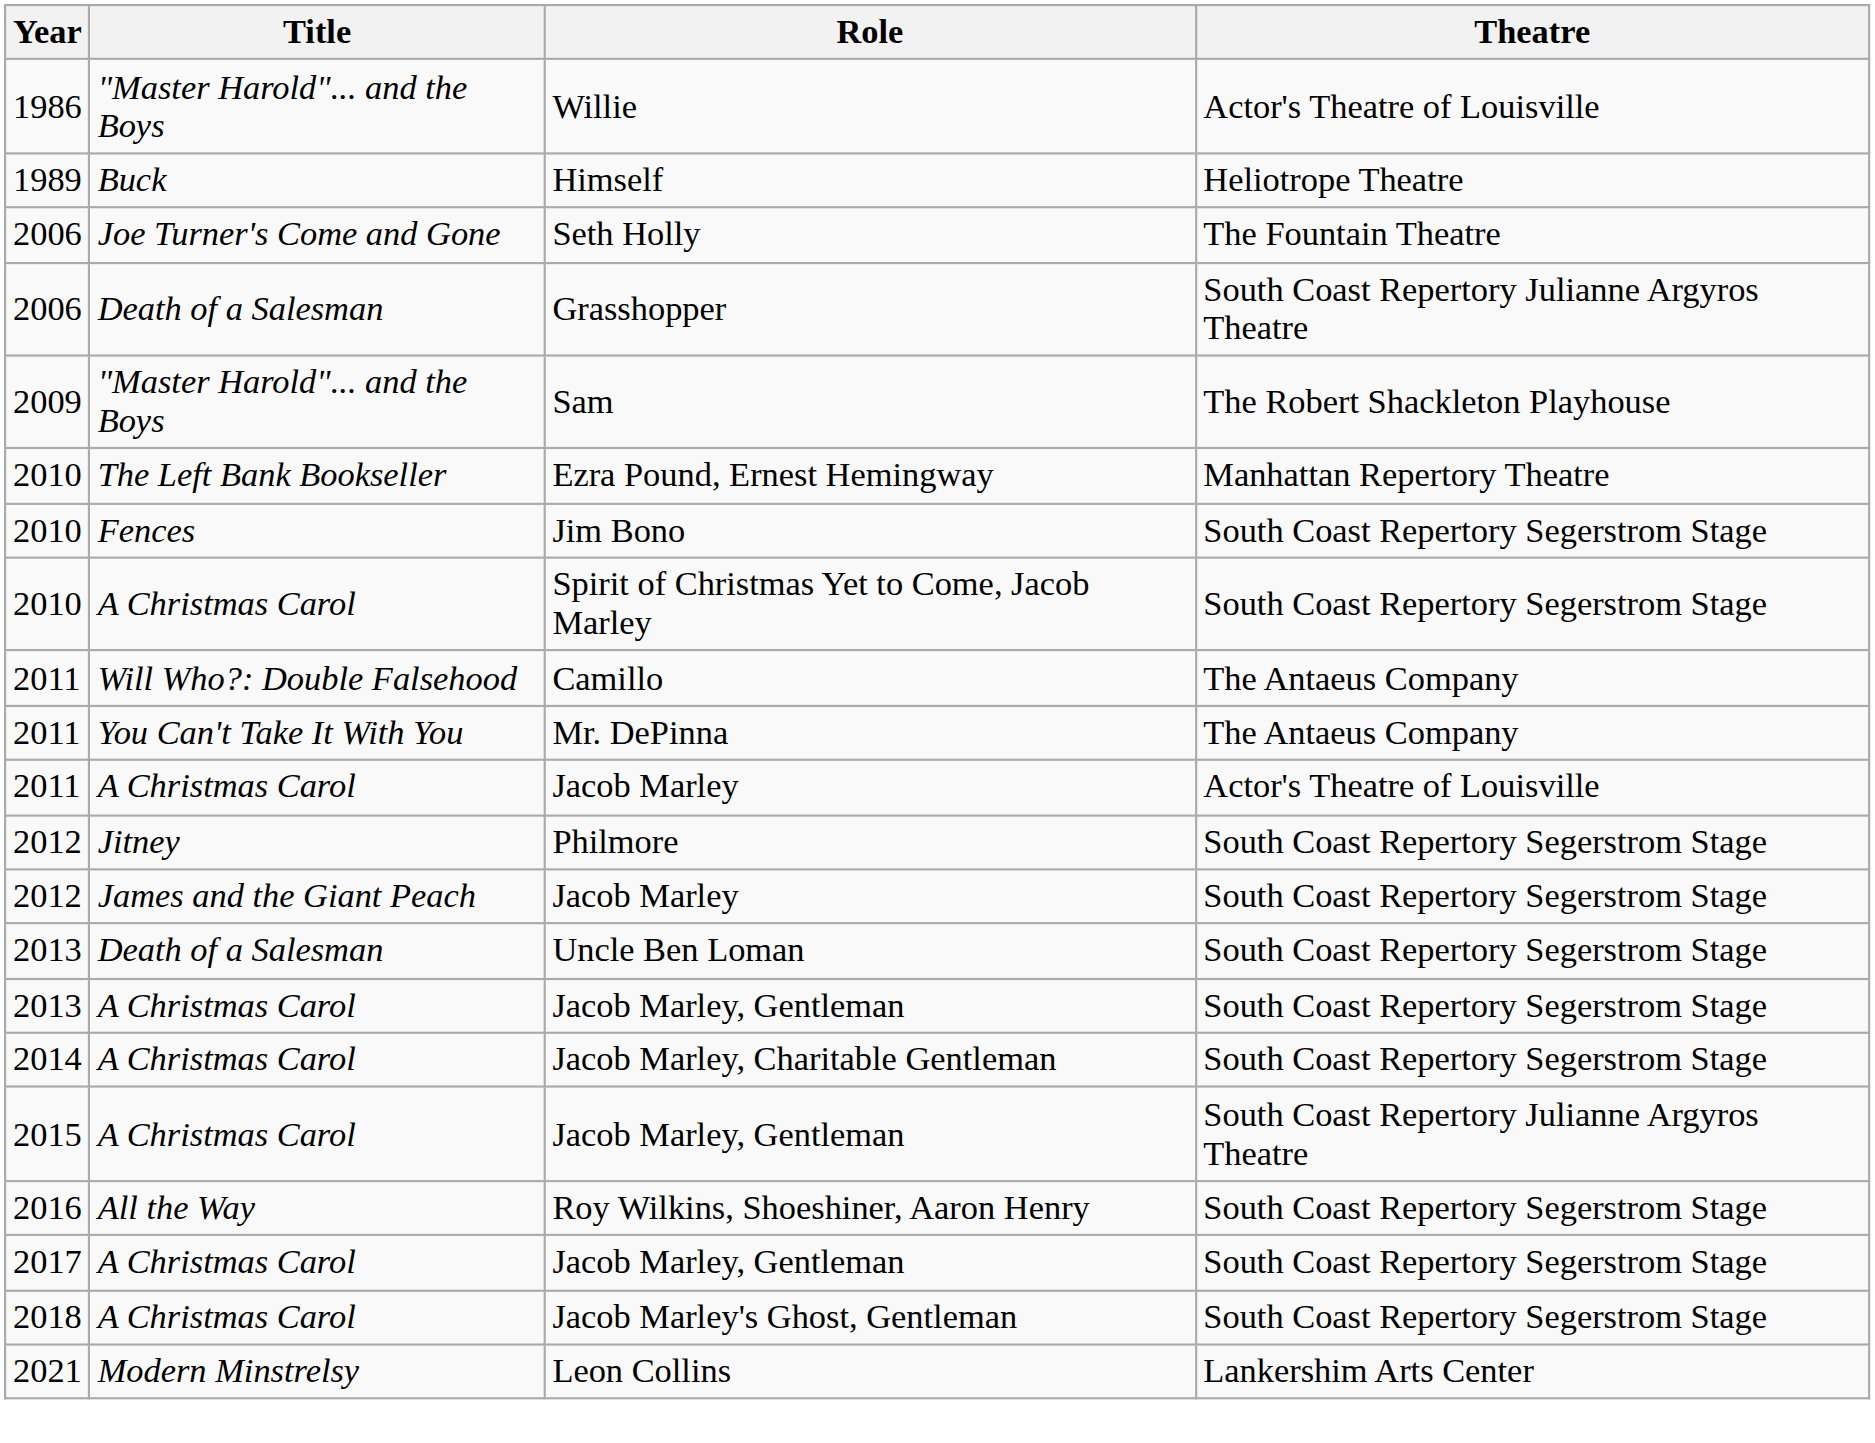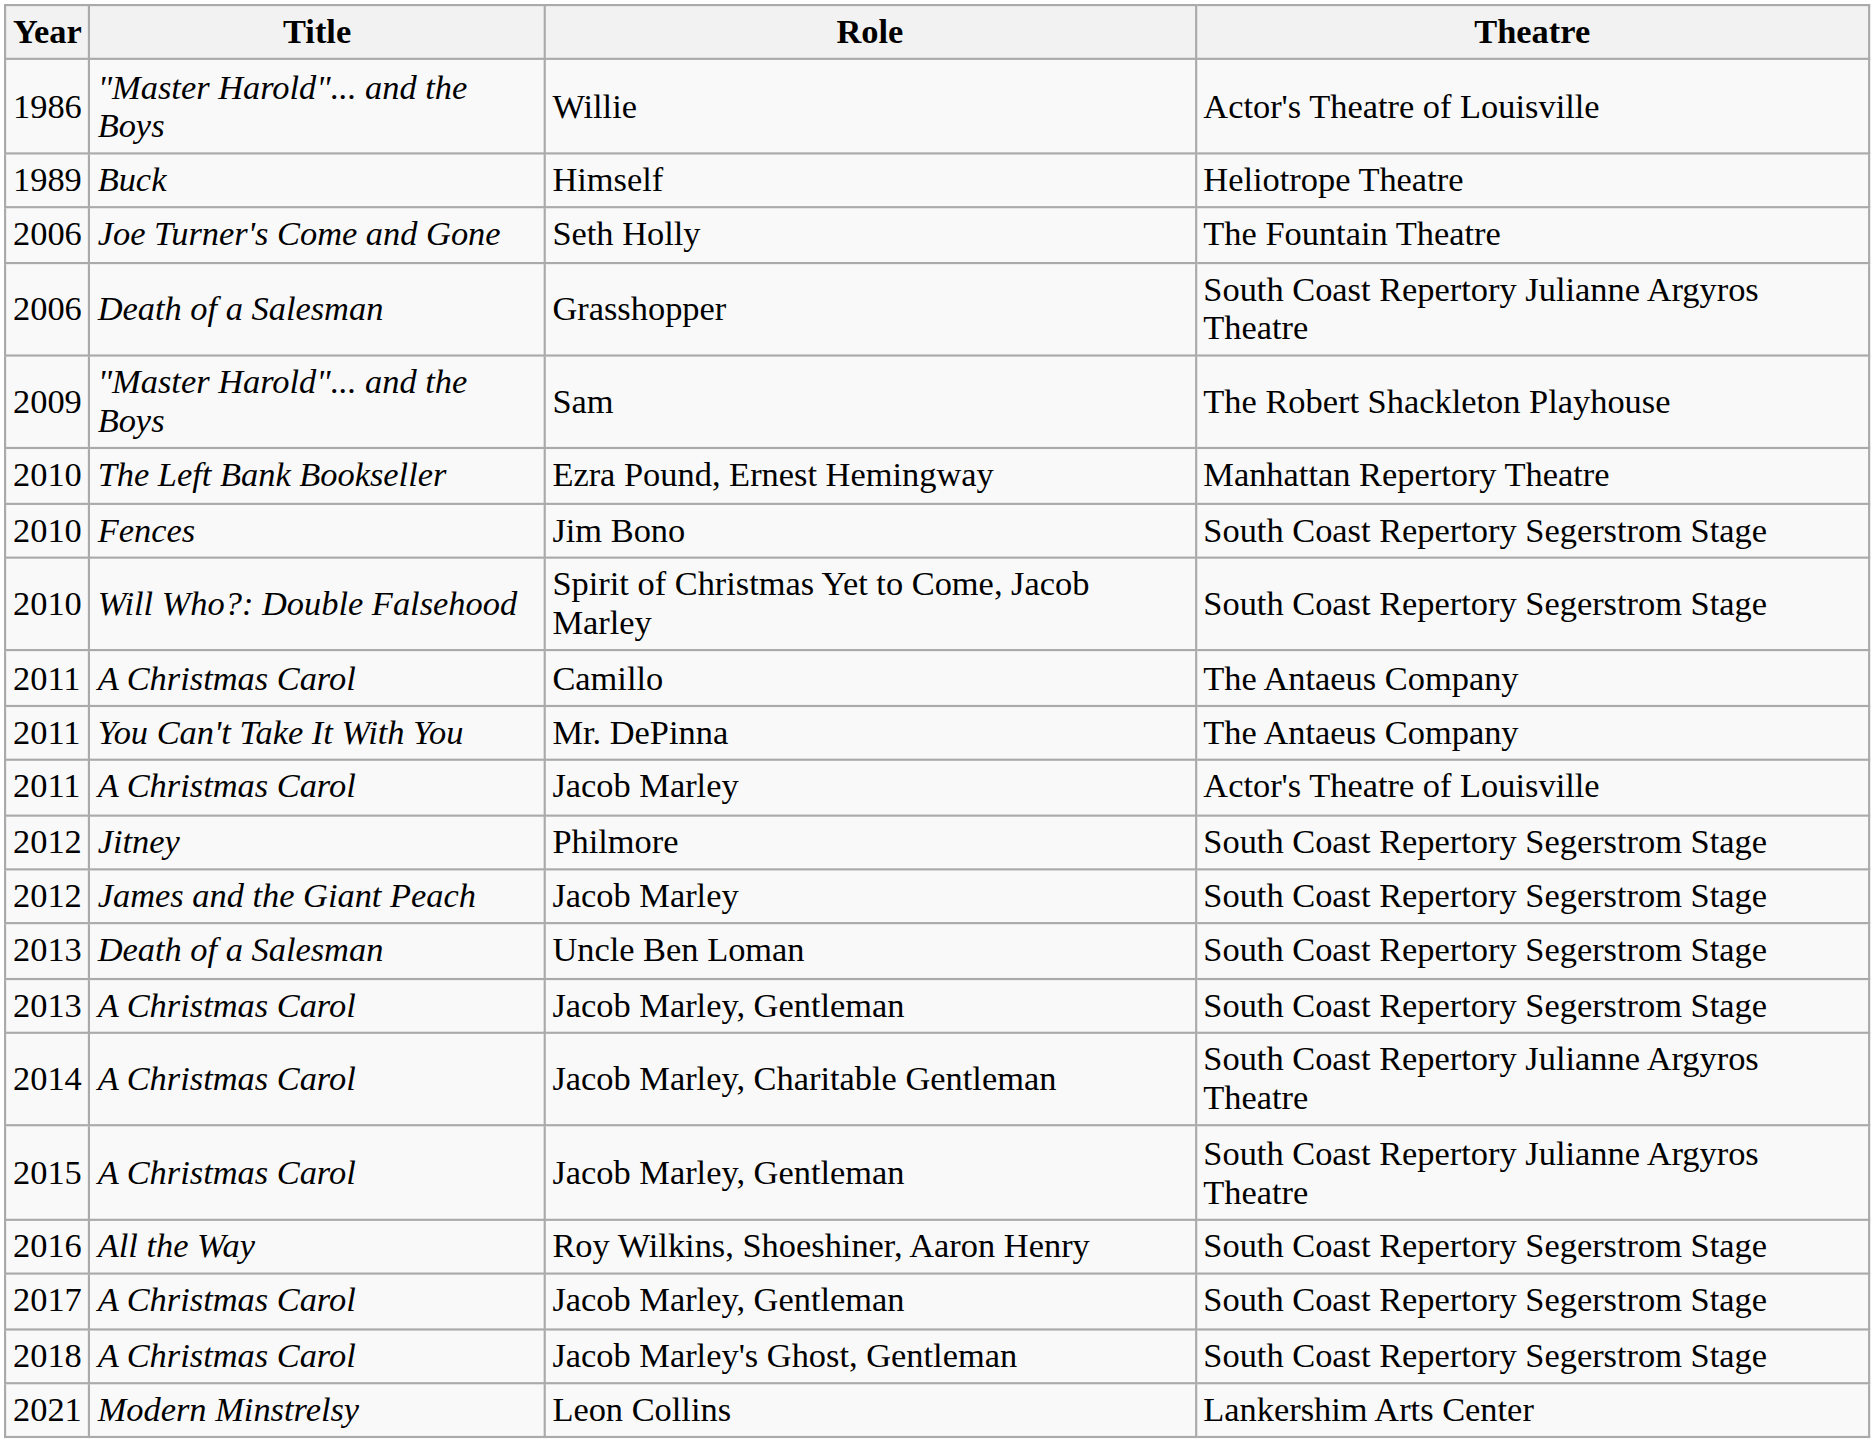(227, 603) A Christmas Carol -> (307, 603) Will Who?: Double Falsehood
(307, 677) Will Who?: Double Falsehood -> (227, 677) A Christmas Carol
(1485, 1059) South Coast Repertory Segerstrom Stage -> (1481, 1078) South Coast Repertory Julianne Argyros Theatre
